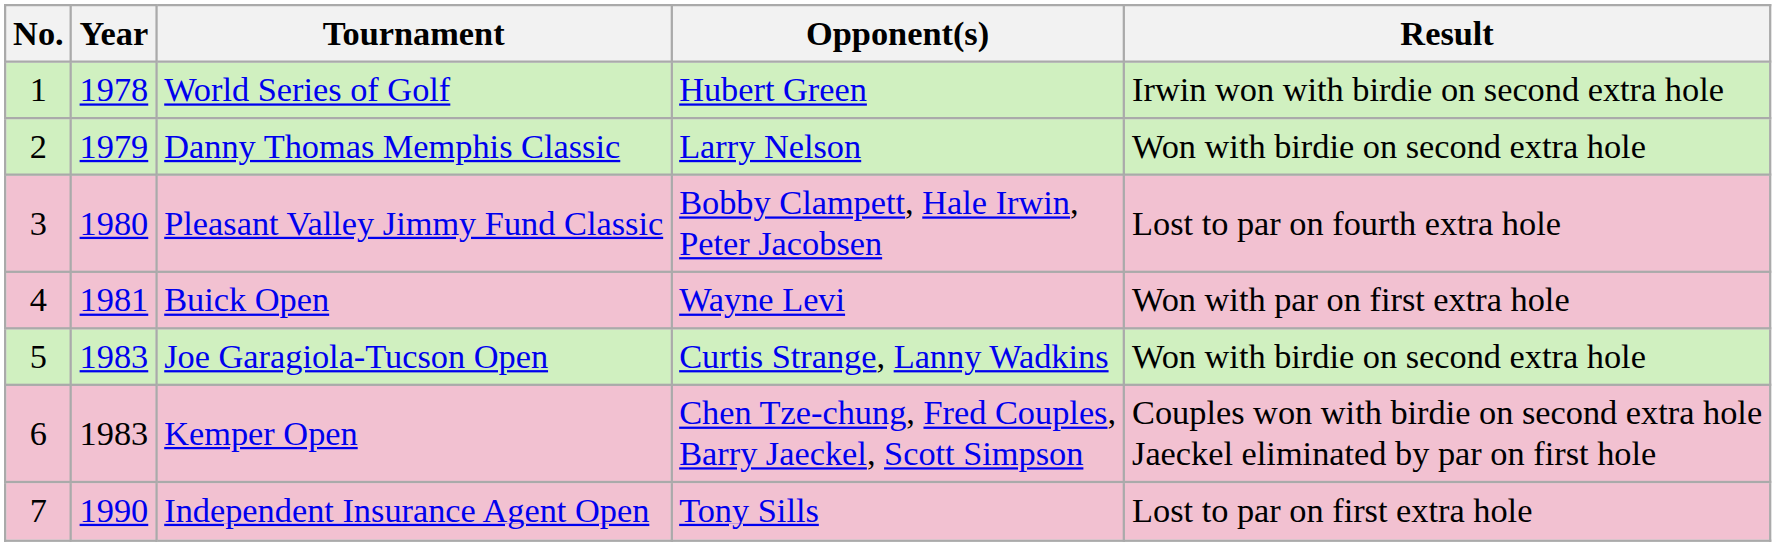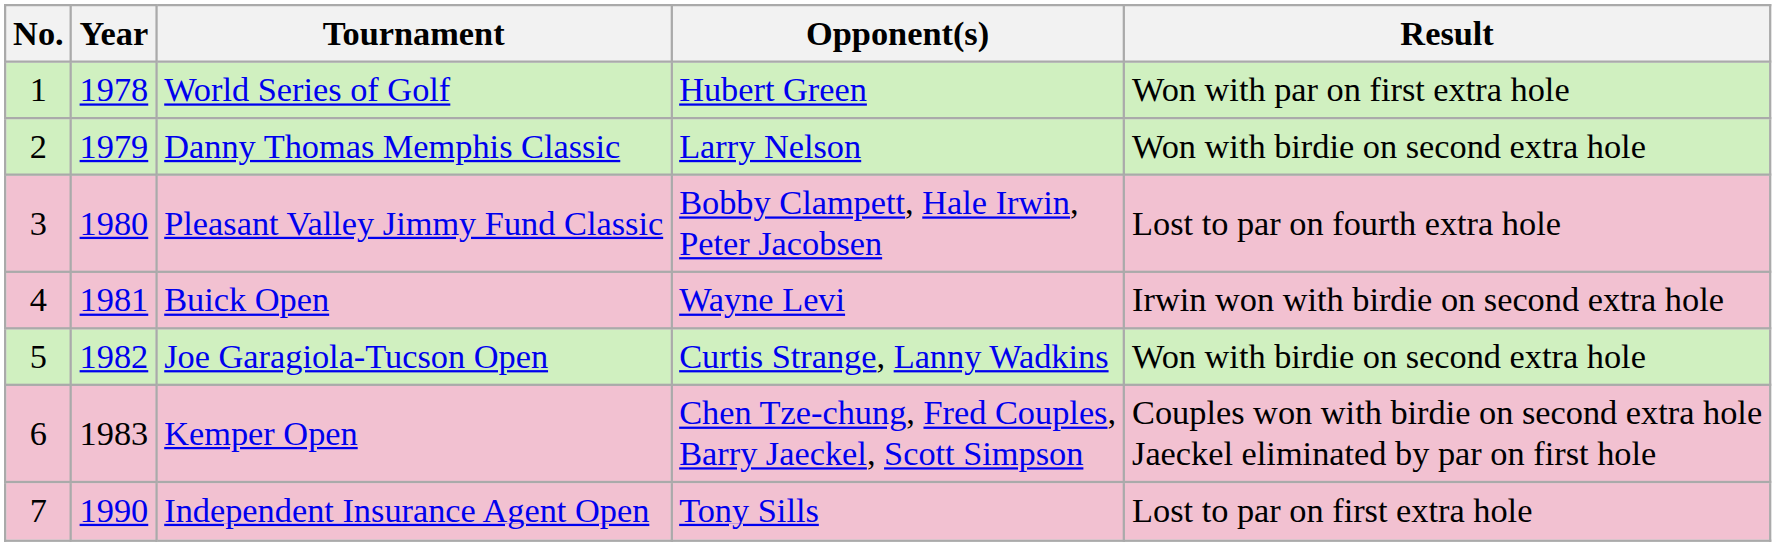(1428, 89) Irwin won with birdie on second extra hole -> (1351, 89) Won with par on first extra hole
(1351, 300) Won with par on first extra hole -> (1428, 300) Irwin won with birdie on second extra hole
(114, 356) 1983 -> (114, 356) 1982
